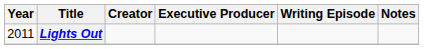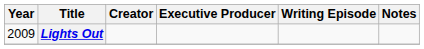(21, 34) 2011 -> (21, 34) 2009
